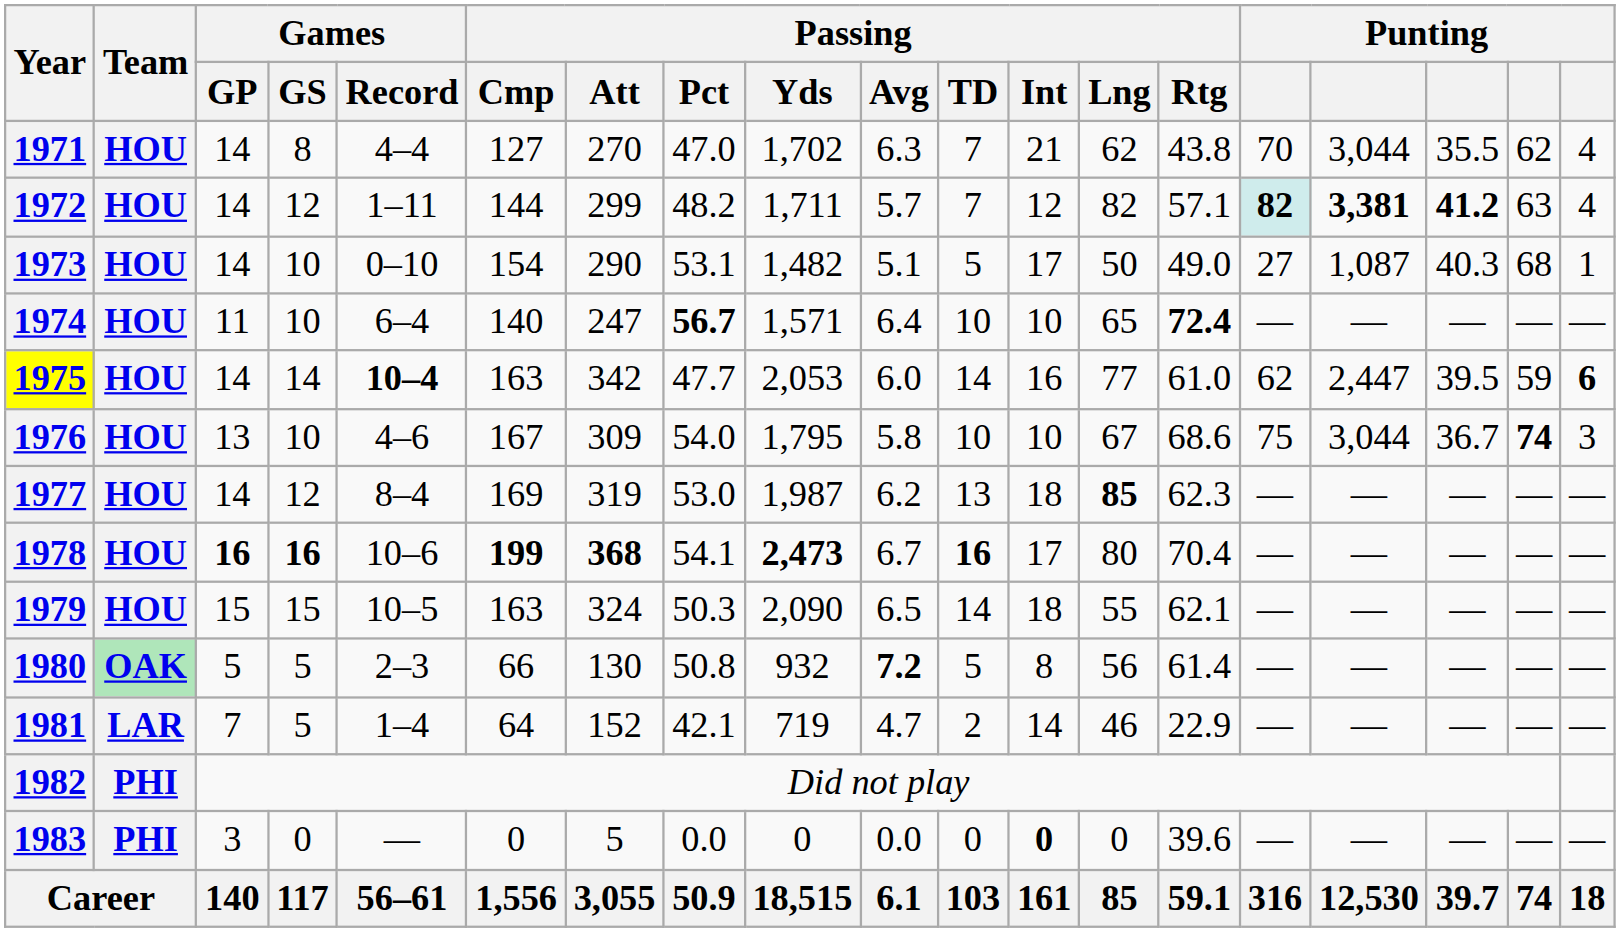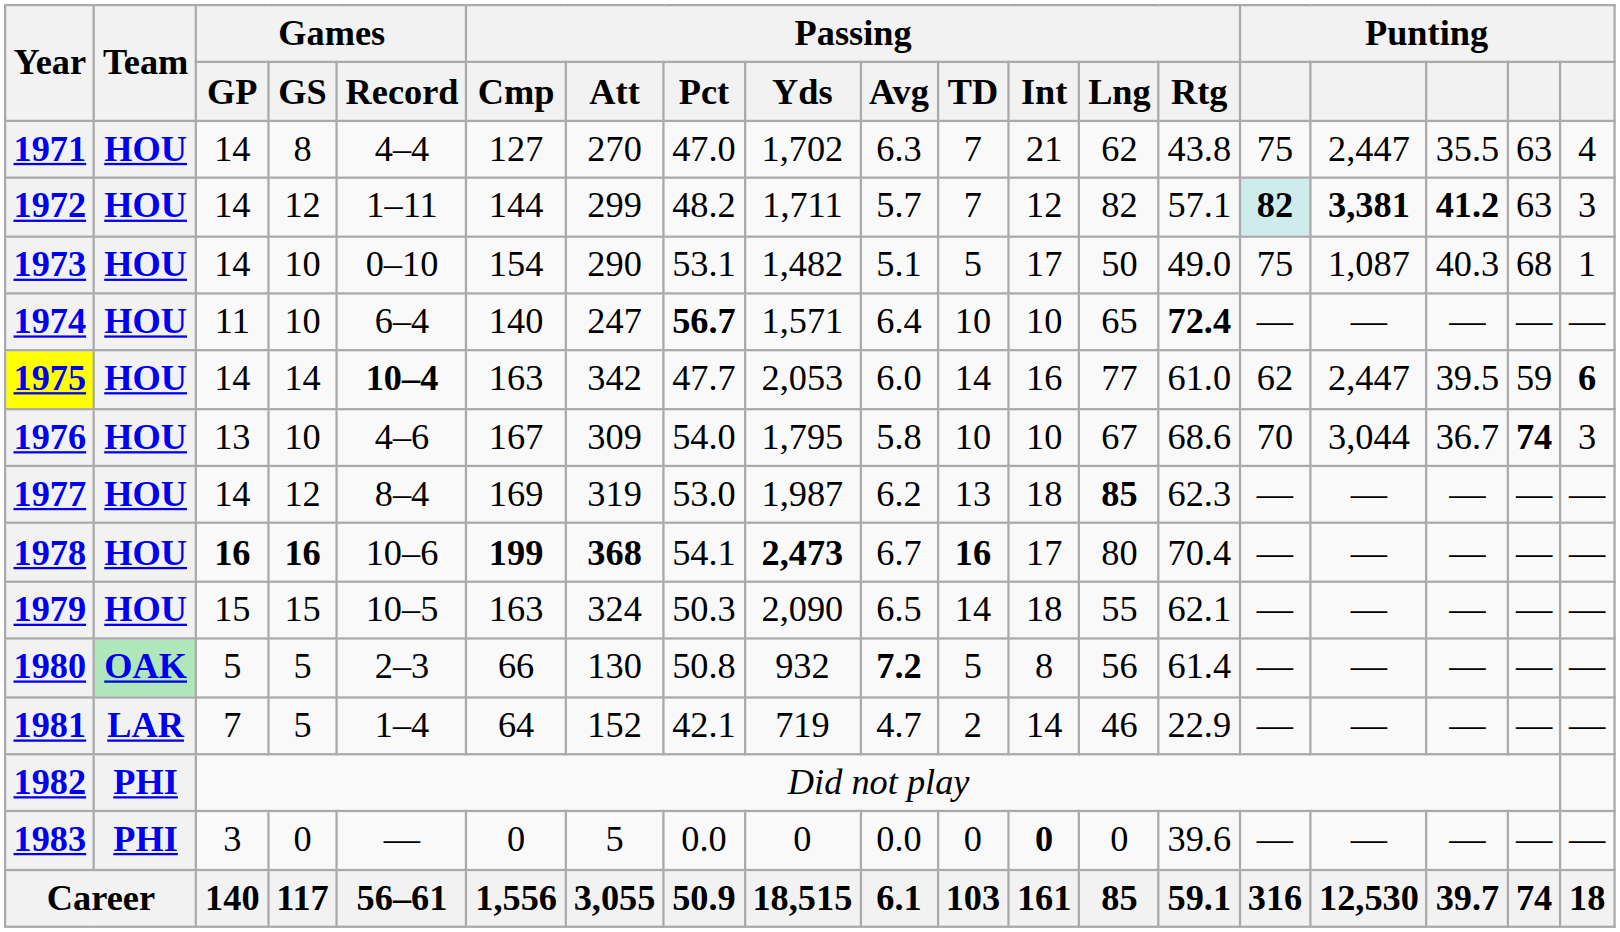(1275, 148) 70 -> (1275, 148) 75
(1369, 148) 3,044 -> (1369, 148) 2,447
(1534, 148) 62 -> (1534, 148) 63
(1587, 206) 4 -> (1587, 206) 3
(1275, 263) 27 -> (1275, 263) 75
(1275, 436) 75 -> (1275, 436) 70
